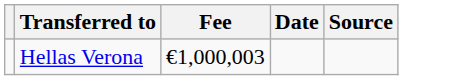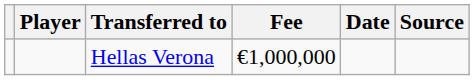+ column: (50, 21)
(215, 56) €1,000,003 -> (286, 56) €1,000,000
